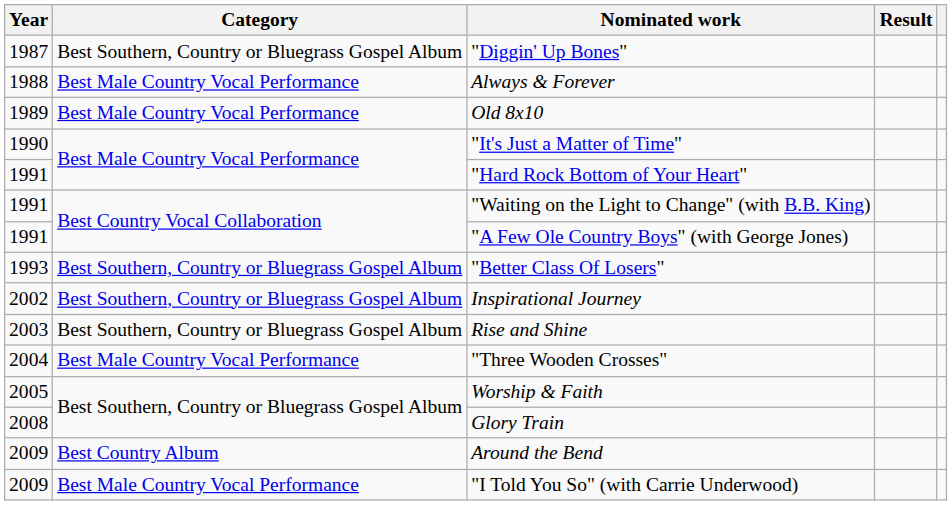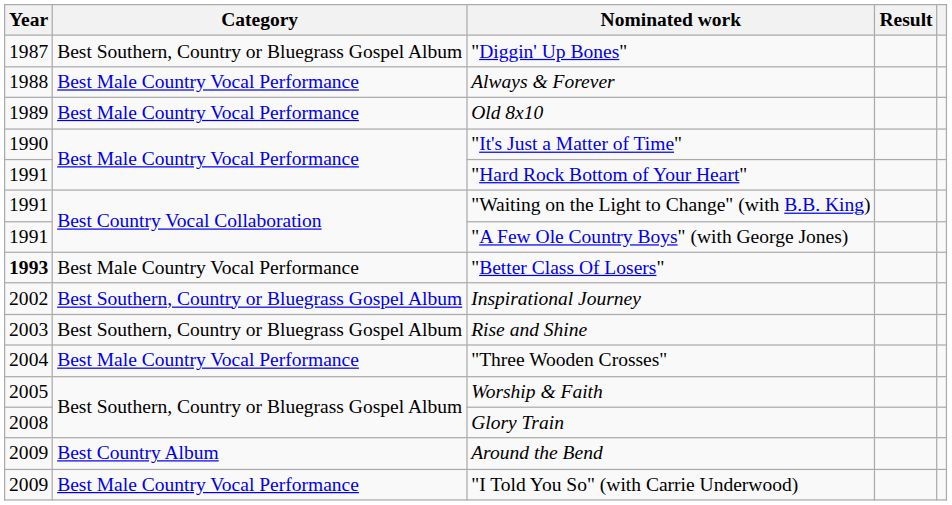(29, 267) normal -> (29, 267) bold
(260, 267) Best Southern, Country or Bluegrass Gospel Album -> (208, 267) Best Male Country Vocal Performance
